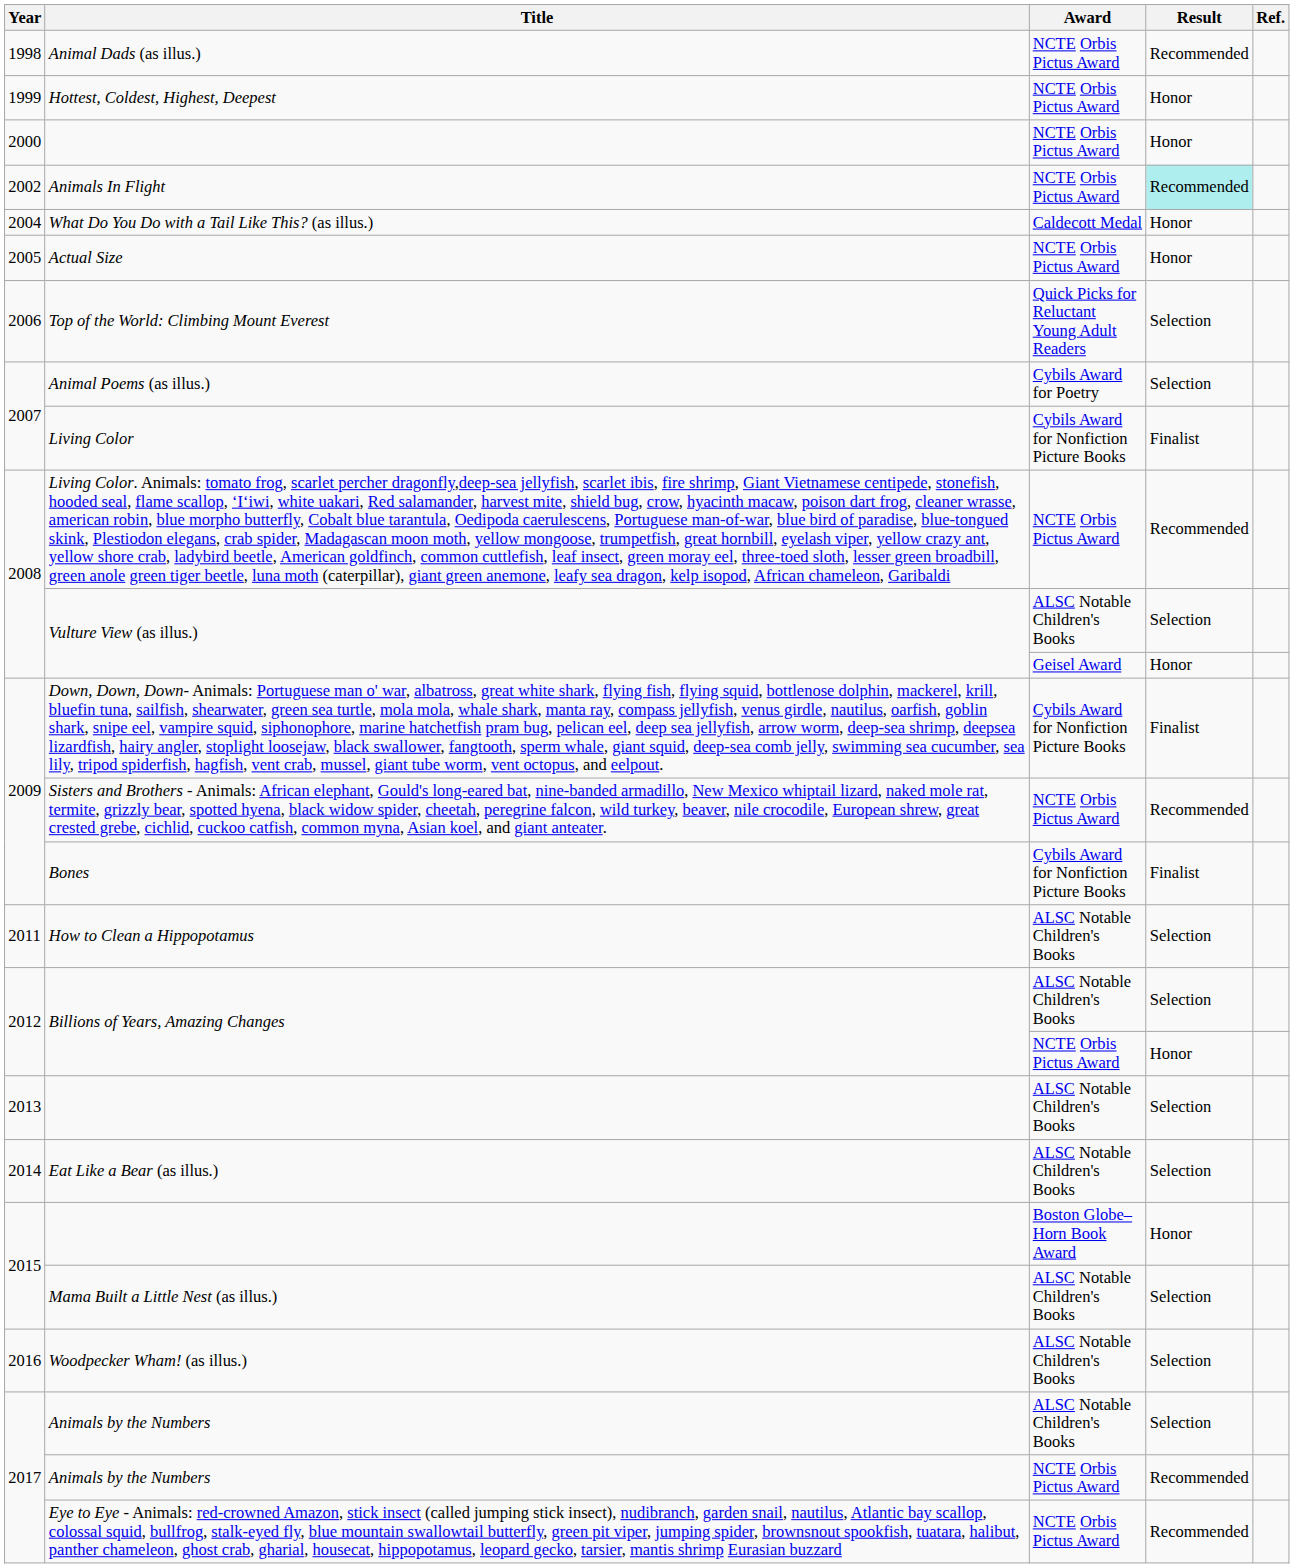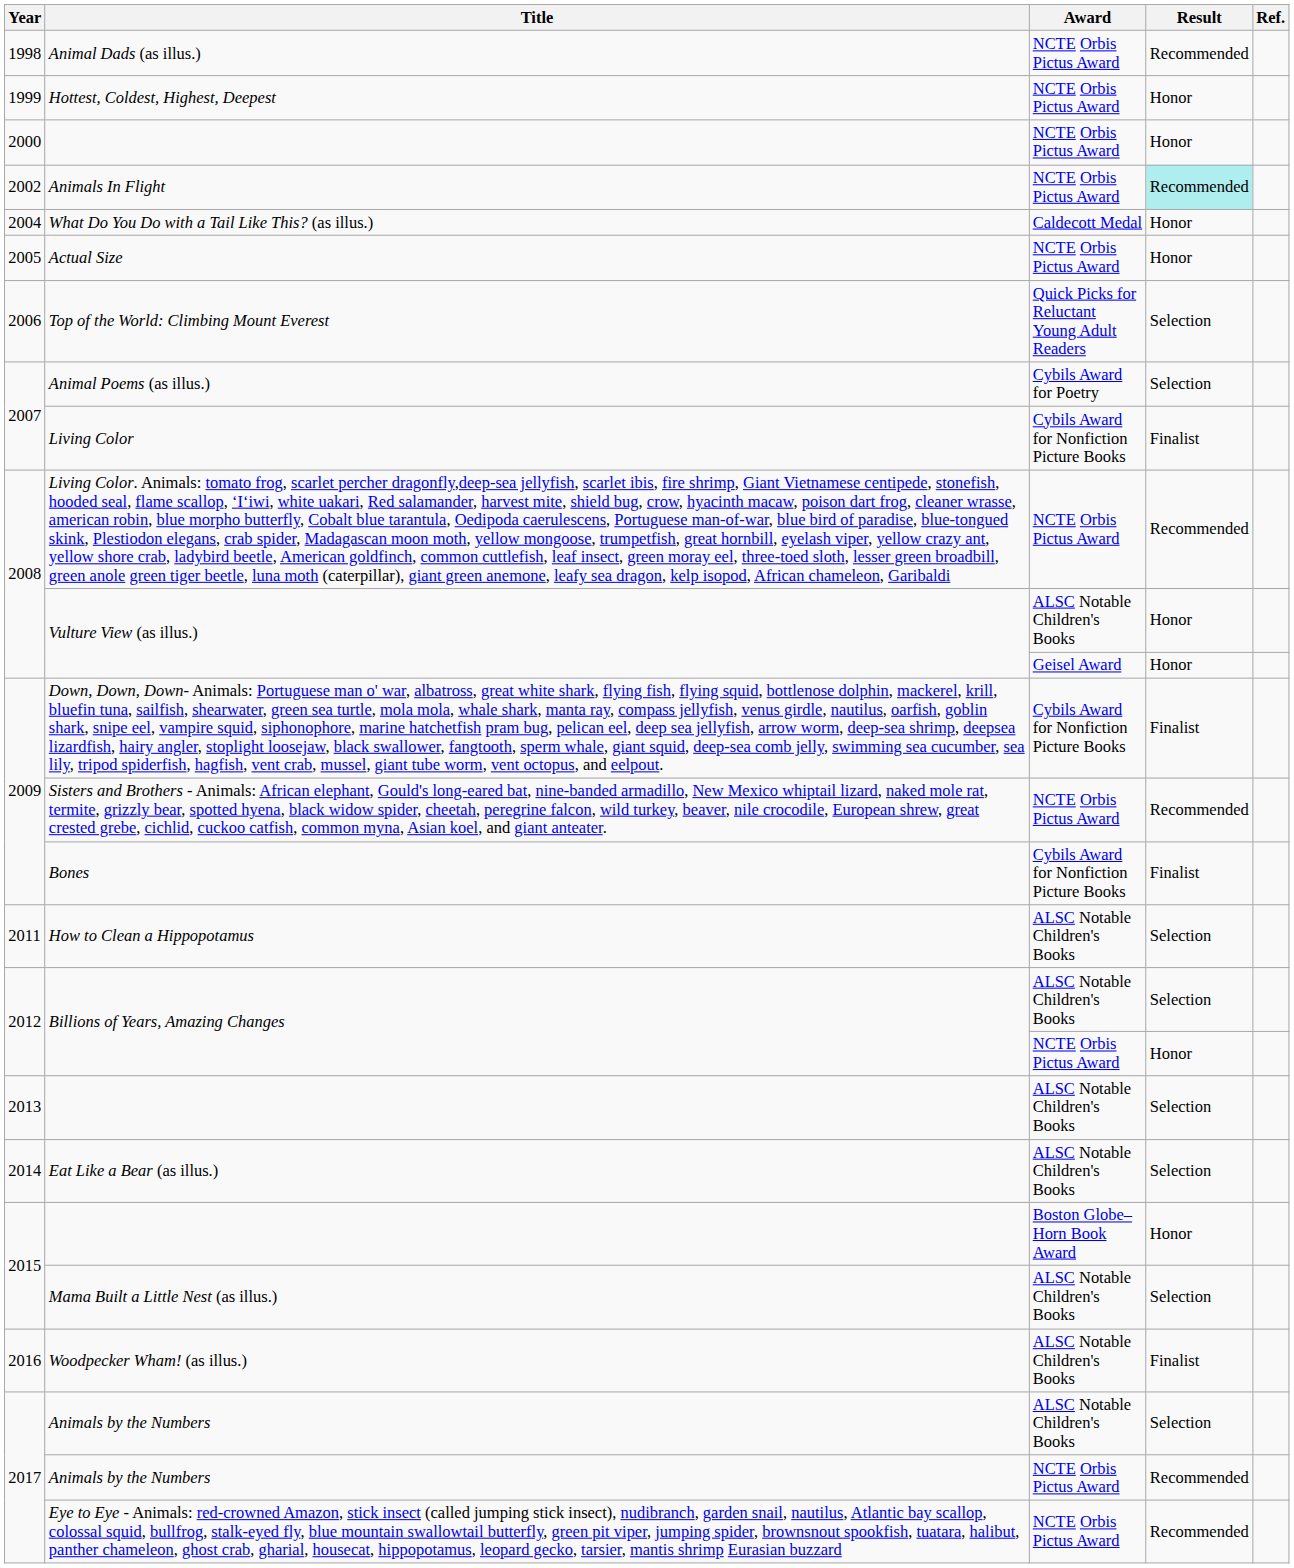(1181, 620) Selection -> (1171, 620) Honor
(1181, 1360) Selection -> (1175, 1360) Finalist
